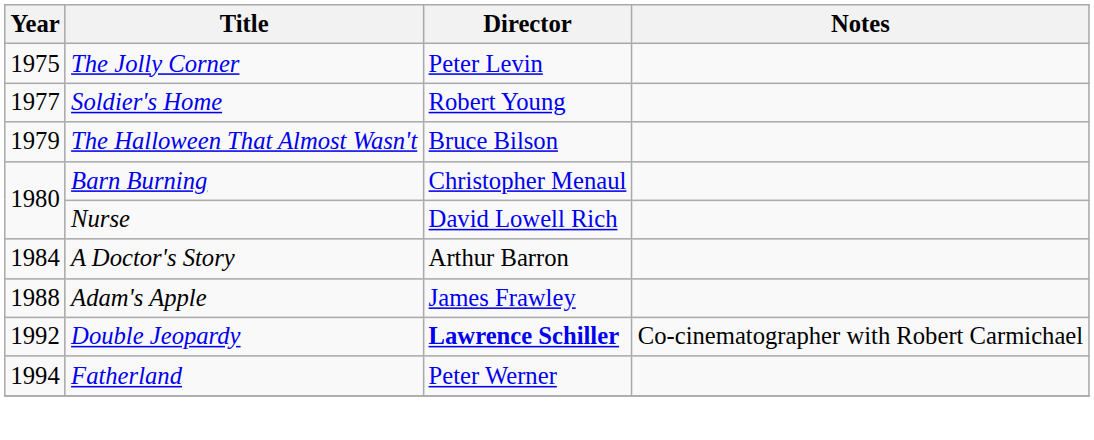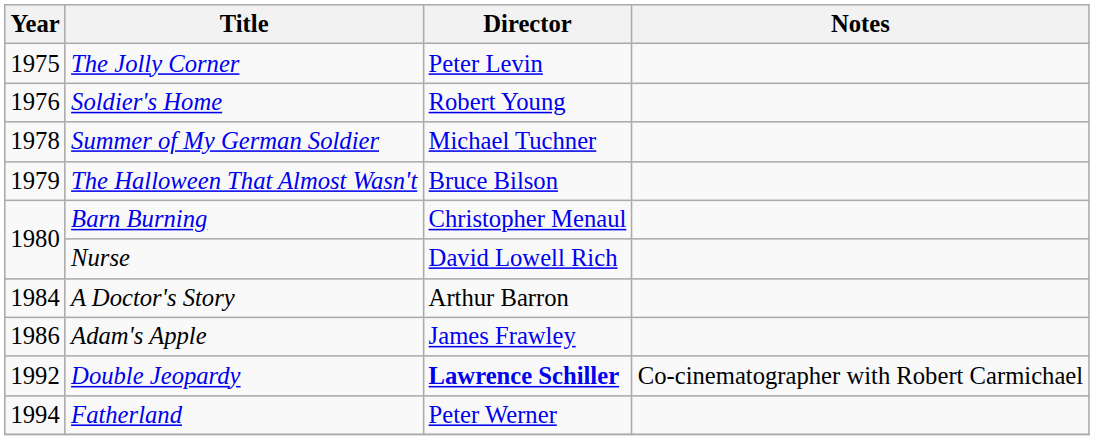(35, 102) 1977 -> (35, 102) 1976
+ row: (225, 141)
(35, 297) 1988 -> (35, 336) 1986
